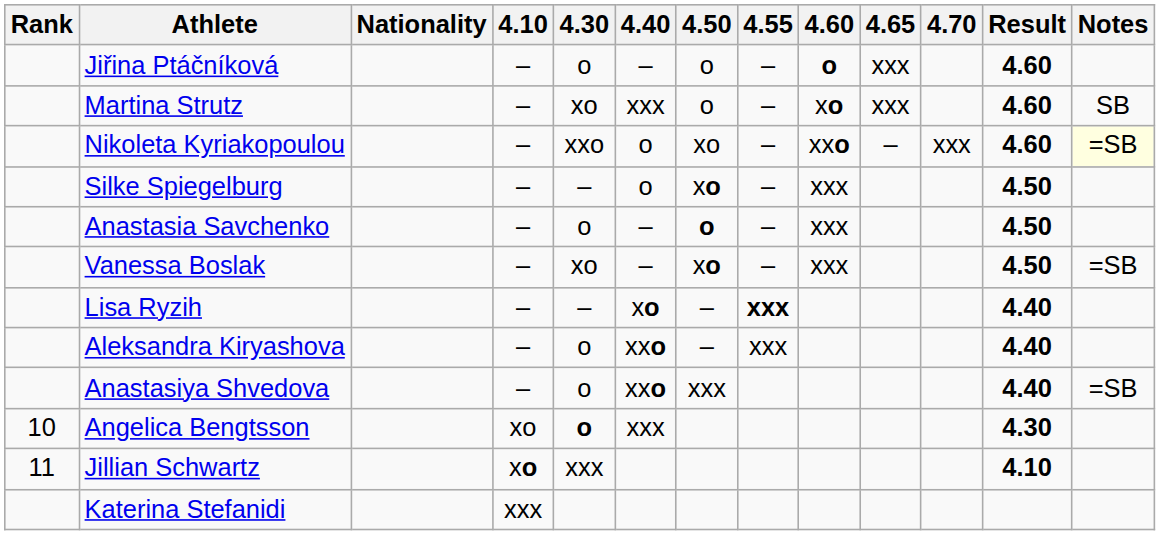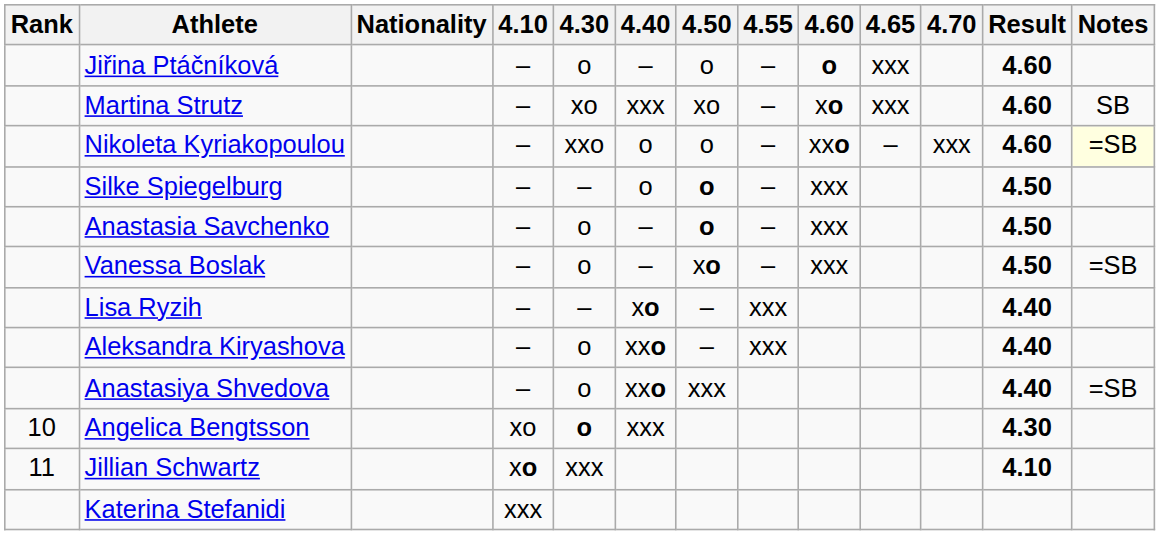(707, 105) o -> (707, 105) xo
(707, 145) xo -> (707, 145) o
(707, 186) xo -> (707, 186) o
(584, 266) xo -> (584, 266) o
(768, 307) bold -> (768, 307) normal
